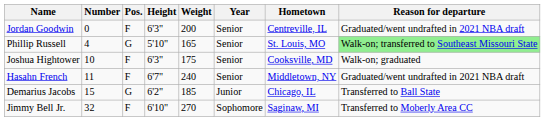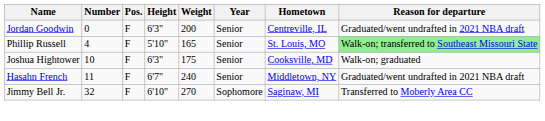(128, 44) G -> (128, 44) F
- row: (41, 92)
